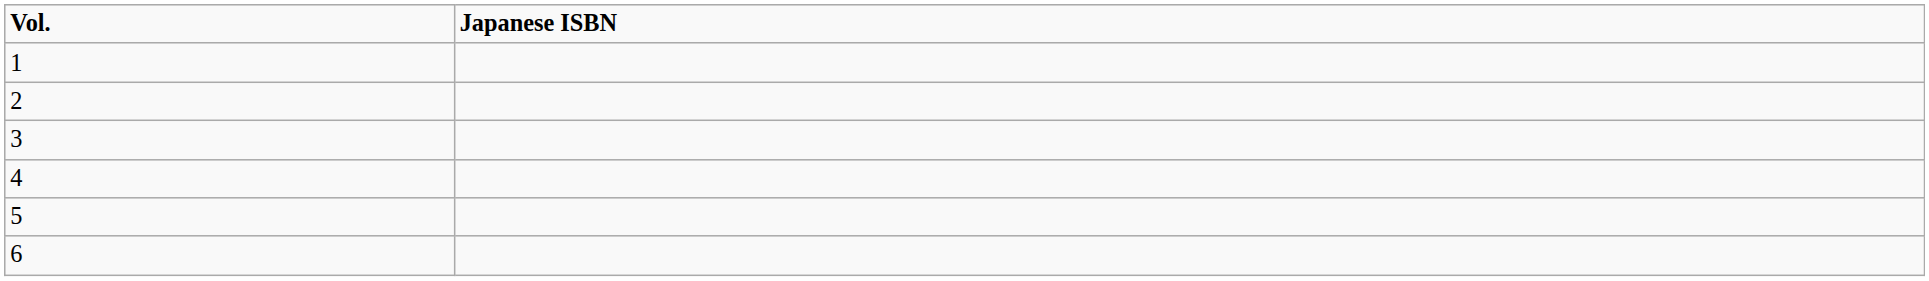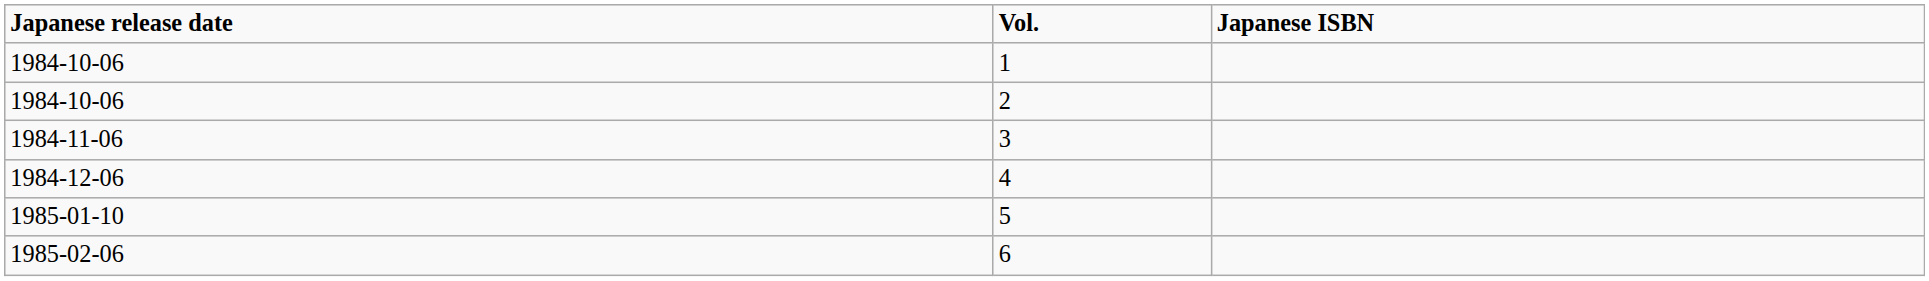+ column: (122, 23)
